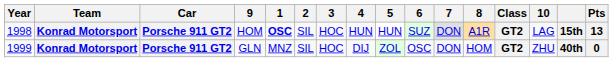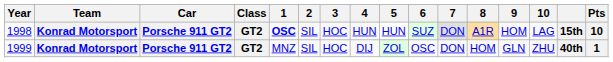columns swapped: (512, 14) <-> (250, 14)
(597, 31) 13 -> (597, 31) 10
(597, 49) 0 -> (597, 49) 1
